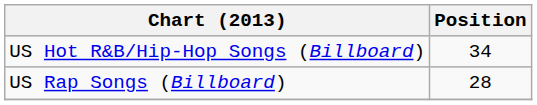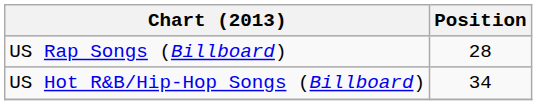rows swapped: (217, 52) <-> (148, 83)
